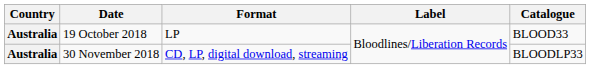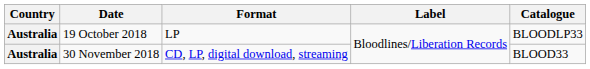(541, 34) BLOOD33 -> (548, 34) BLOODLP33
(548, 53) BLOODLP33 -> (541, 53) BLOOD33
